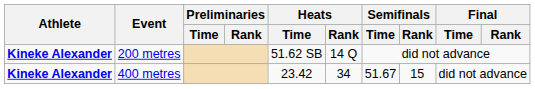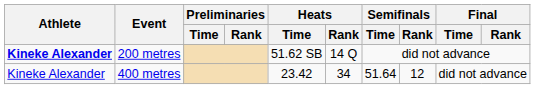(60, 74) bold -> (56, 74) normal
(380, 74) 51.67 -> (380, 74) 51.64
(417, 74) 15 -> (417, 74) 12
